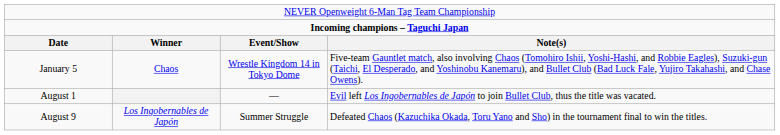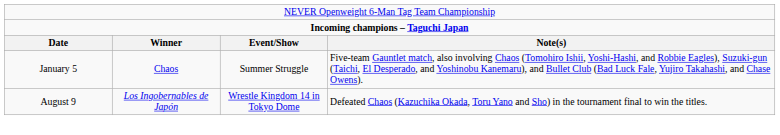(274, 69) Wrestle Kingdom 14 in Tokyo Dome -> (274, 69) Summer Struggle
- row: (58, 96)
(274, 117) Summer Struggle -> (274, 101) Wrestle Kingdom 14 in Tokyo Dome
